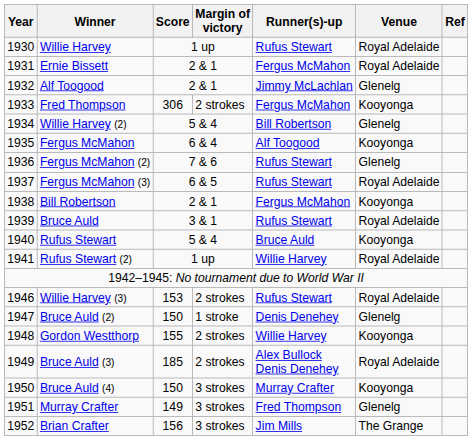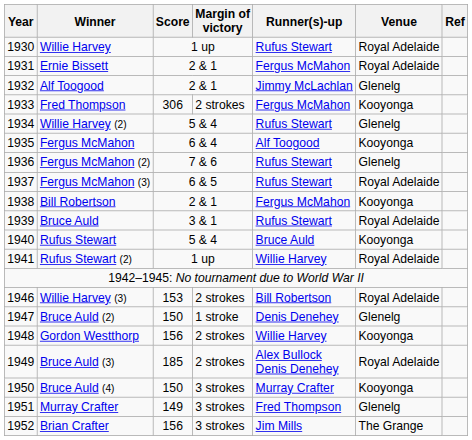(293, 124) Bill Robertson -> (294, 124) Rufus Stewart
(294, 297) Rufus Stewart -> (293, 297) Bill Robertson
(173, 336) 155 -> (173, 336) 156
